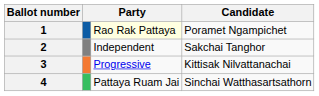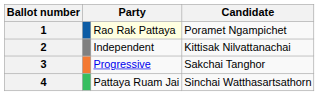(225, 47) Sakchai Tanghor -> (238, 47) Kittisak Nilvattanachai
(238, 64) Kittisak Nilvattanachai -> (225, 64) Sakchai Tanghor
